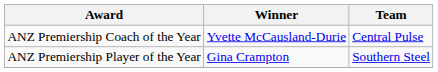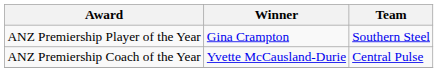rows swapped: (104, 57) <-> (104, 36)
